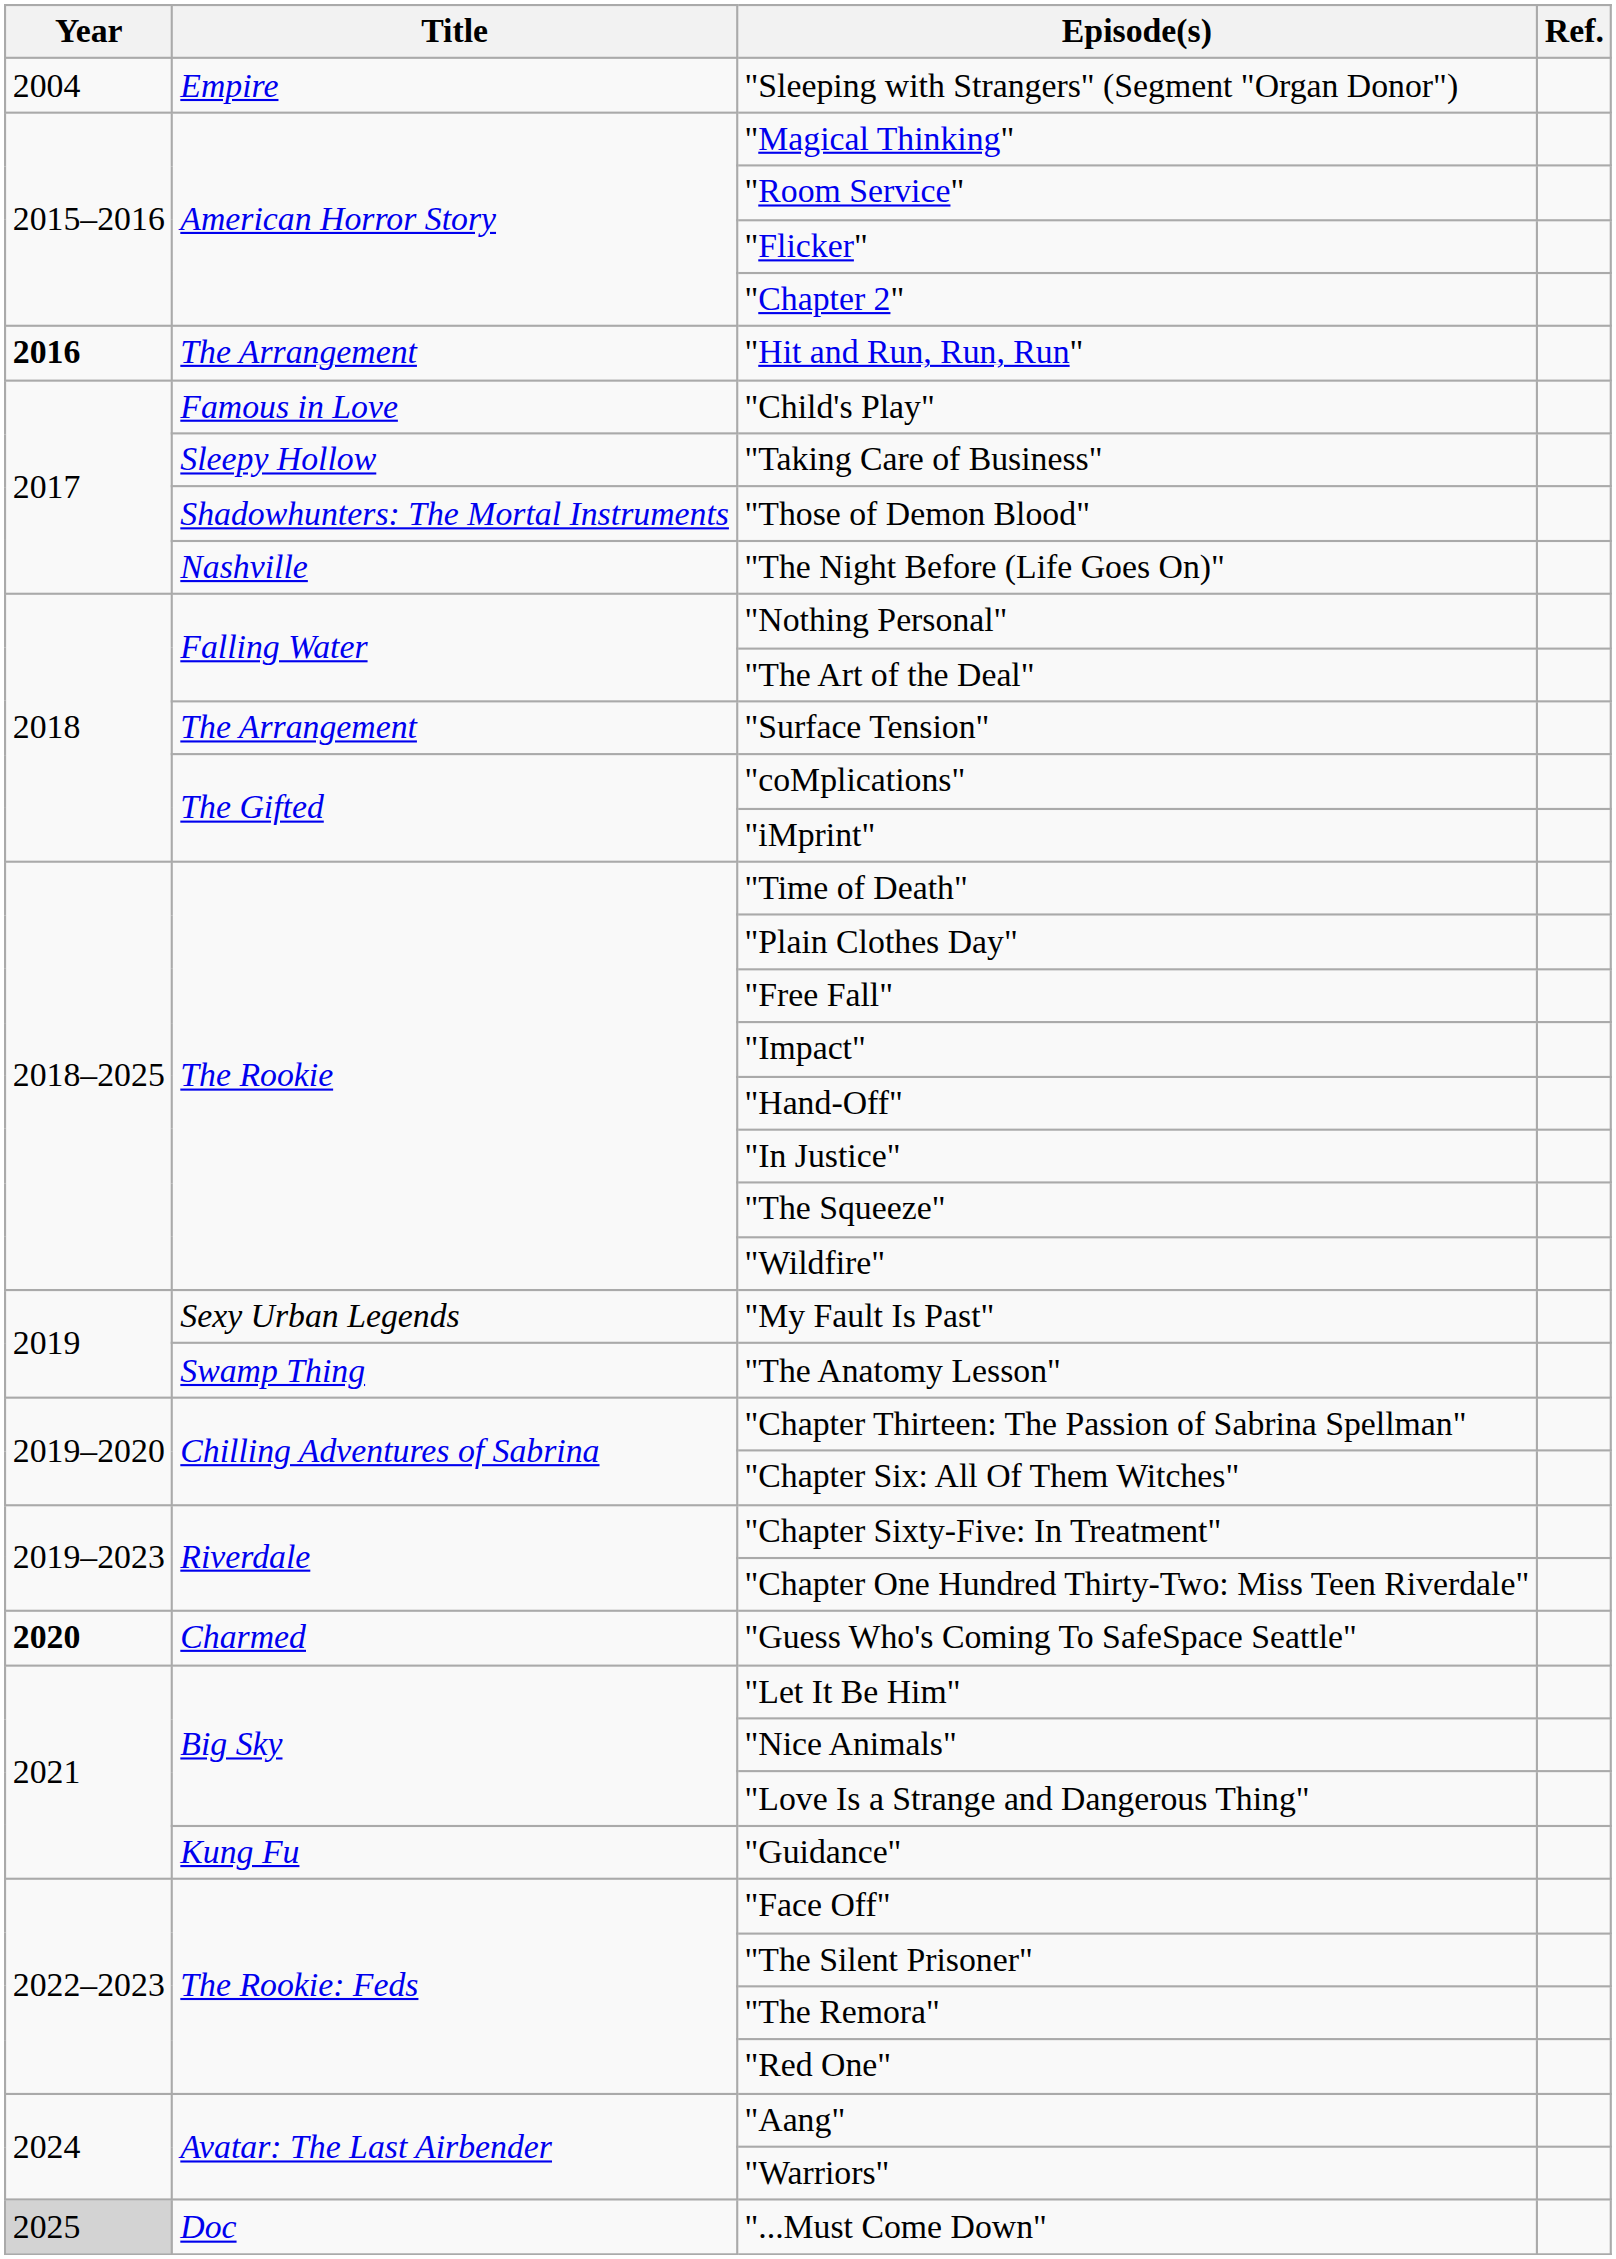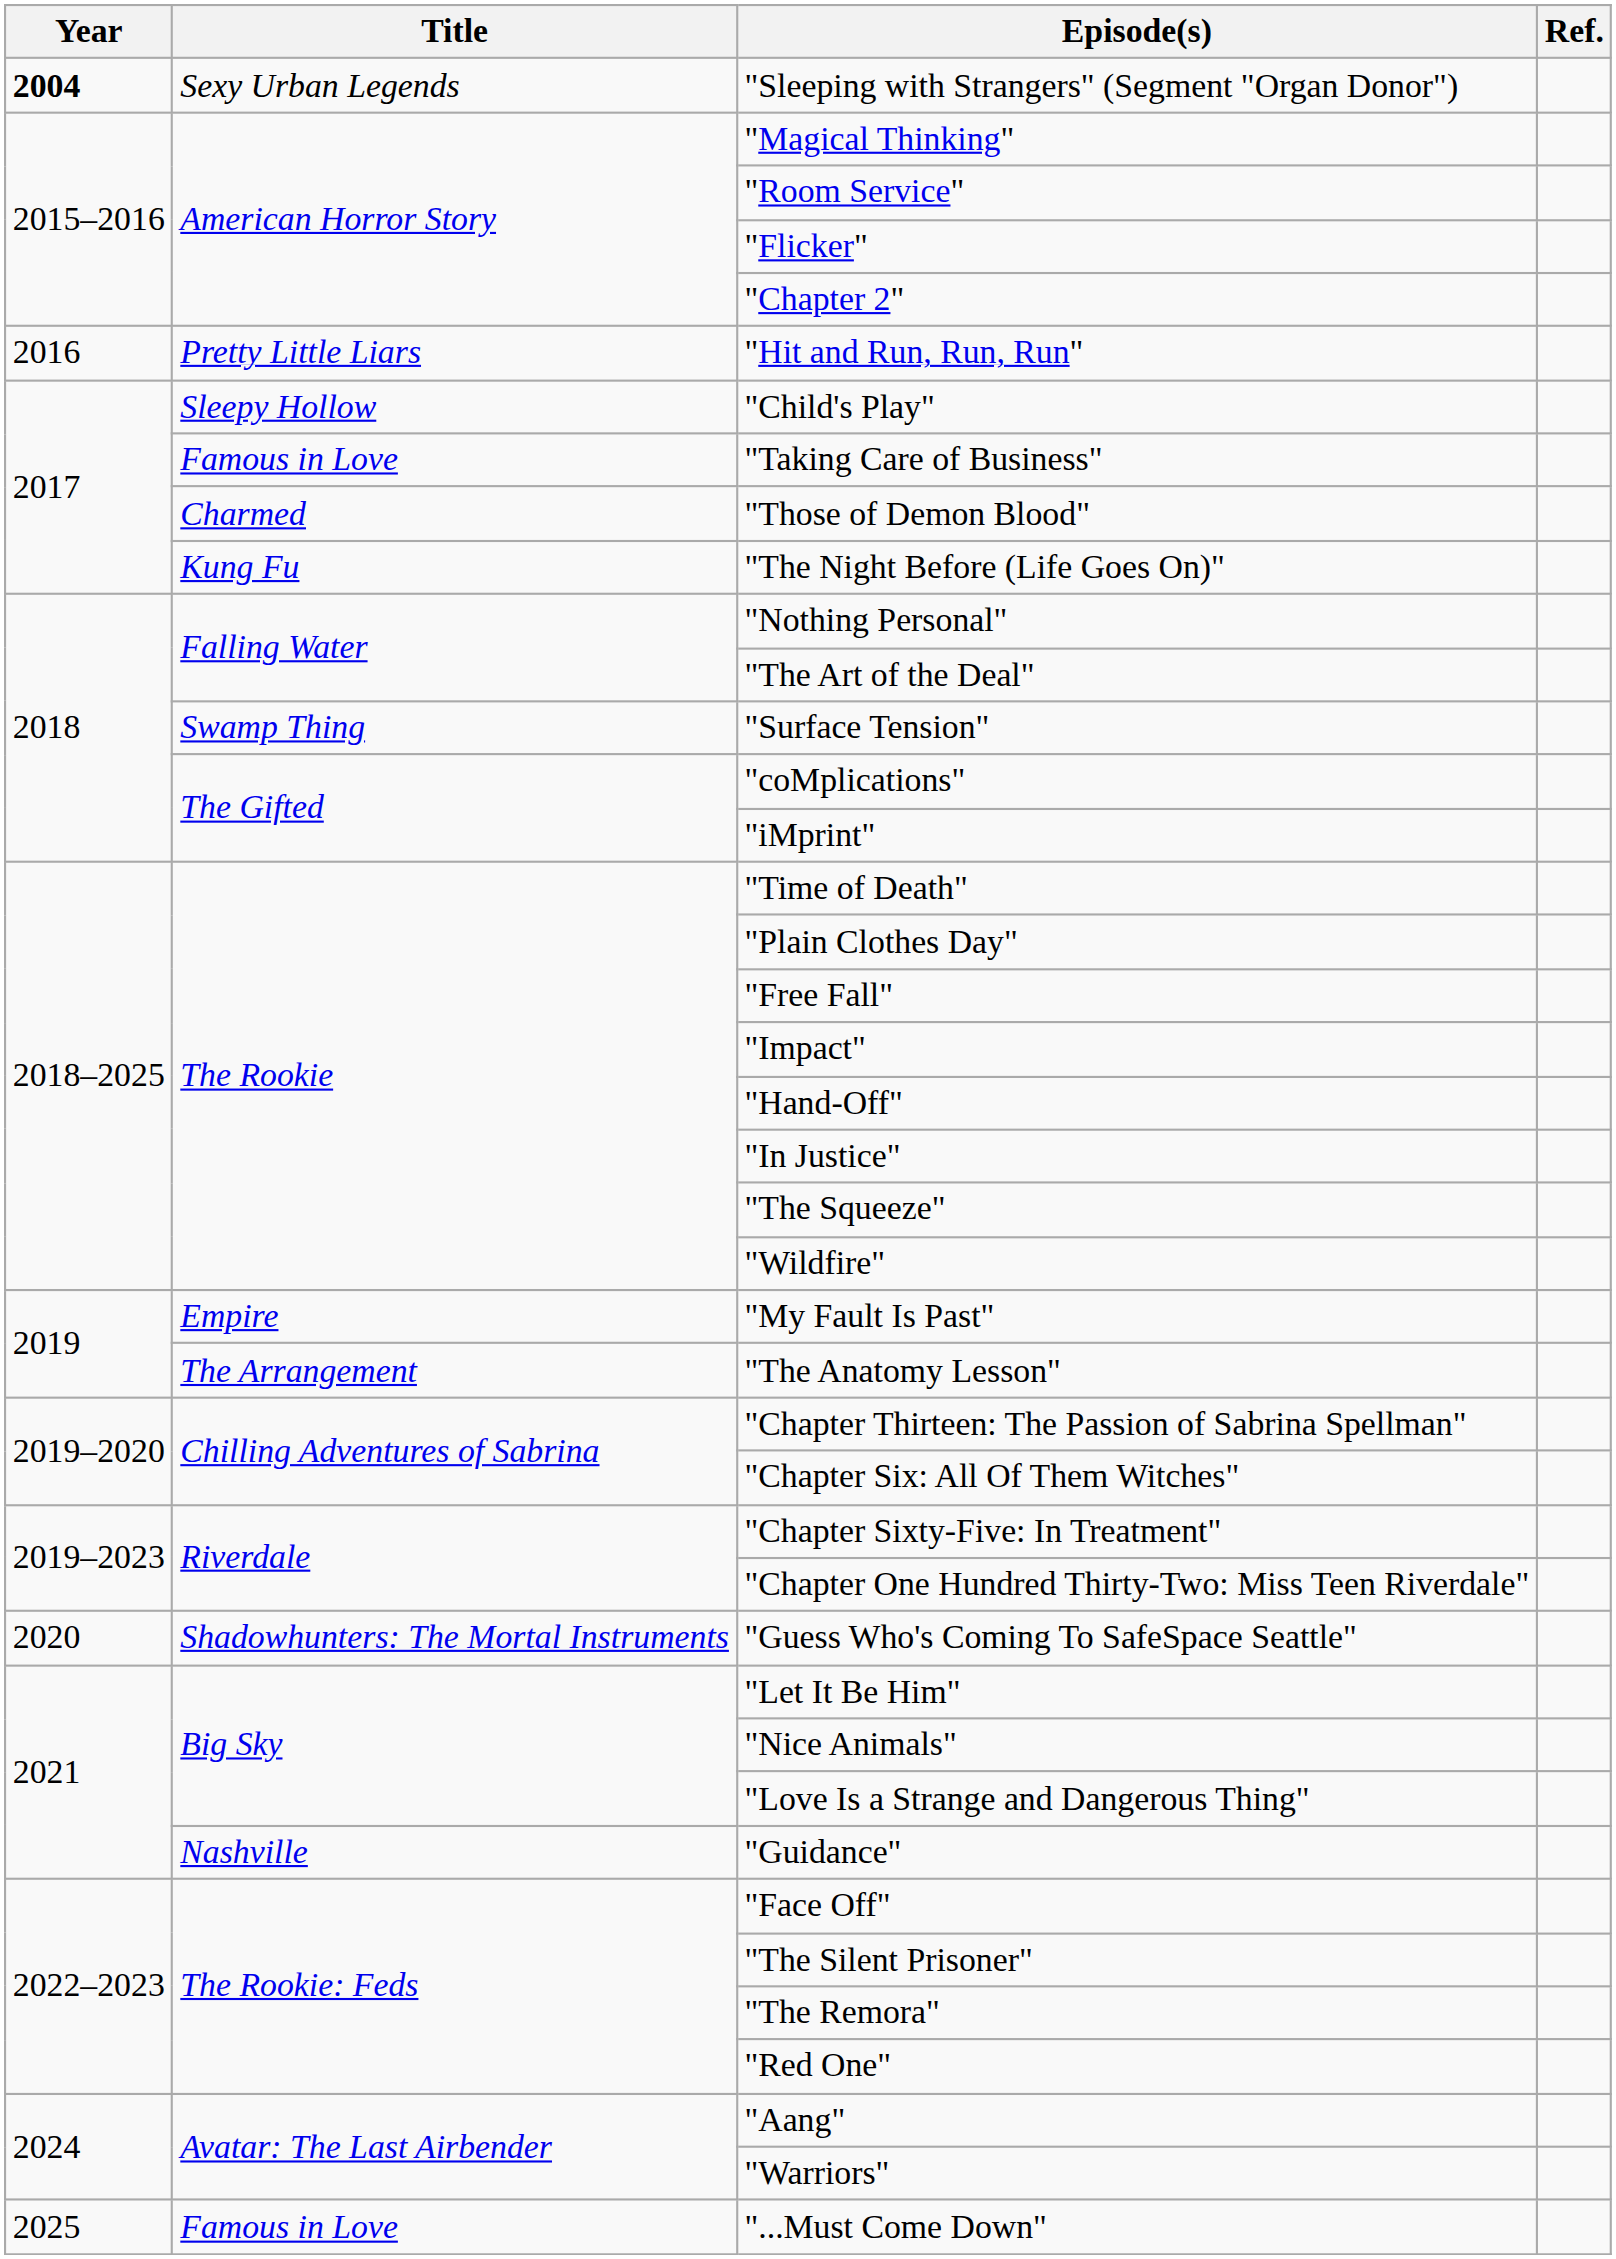(47, 84) normal -> (47, 84) bold
(229, 84) Empire -> (320, 84) Sexy Urban Legends
(47, 352) bold -> (47, 352) normal
(299, 352) The Arrangement -> (301, 352) Pretty Little Liars
(289, 406) Famous in Love -> (278, 406) Sleepy Hollow
(278, 459) Sleepy Hollow -> (289, 459) Famous in Love
(455, 513) Shadowhunters: The Mortal Instruments -> (243, 513) Charmed
(244, 566) Nashville -> (240, 566) Kung Fu
(299, 727) The Arrangement -> (273, 727) Swamp Thing
(320, 1316) Sexy Urban Legends -> (229, 1316) Empire
(273, 1369) Swamp Thing -> (299, 1369) The Arrangement
(47, 1637) bold -> (47, 1637) normal
(243, 1637) Charmed -> (455, 1637) Shadowhunters: The Mortal Instruments
(240, 1851) Kung Fu -> (244, 1851) Nashville
(47, 2226) lightgrey background -> (47, 2226) no background
(208, 2226) Doc -> (289, 2226) Famous in Love
